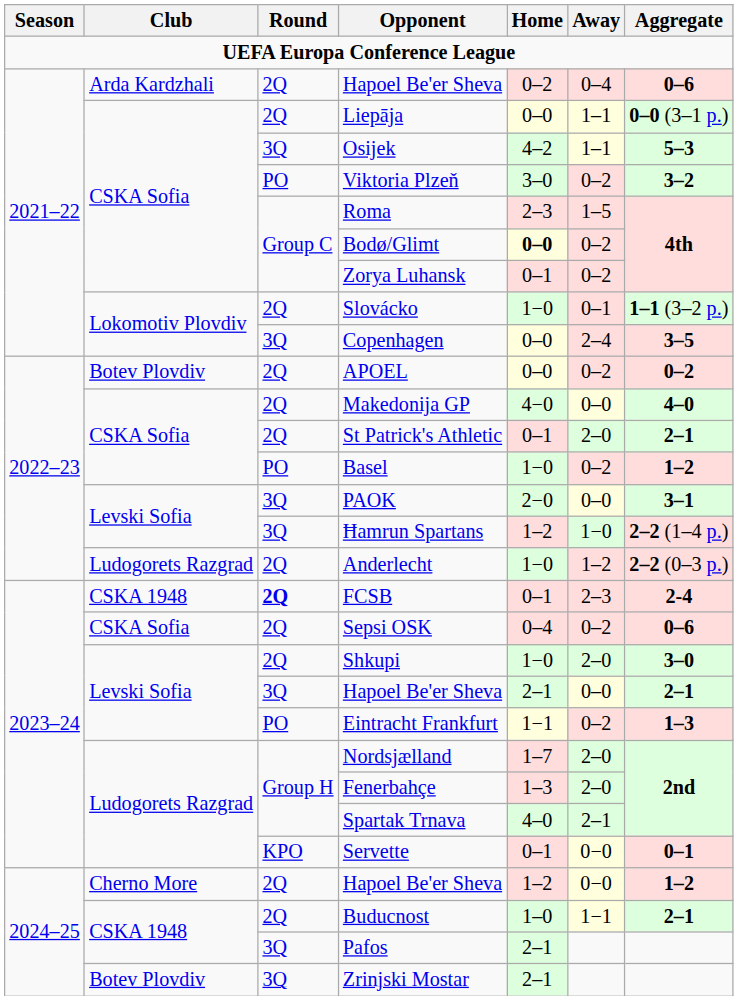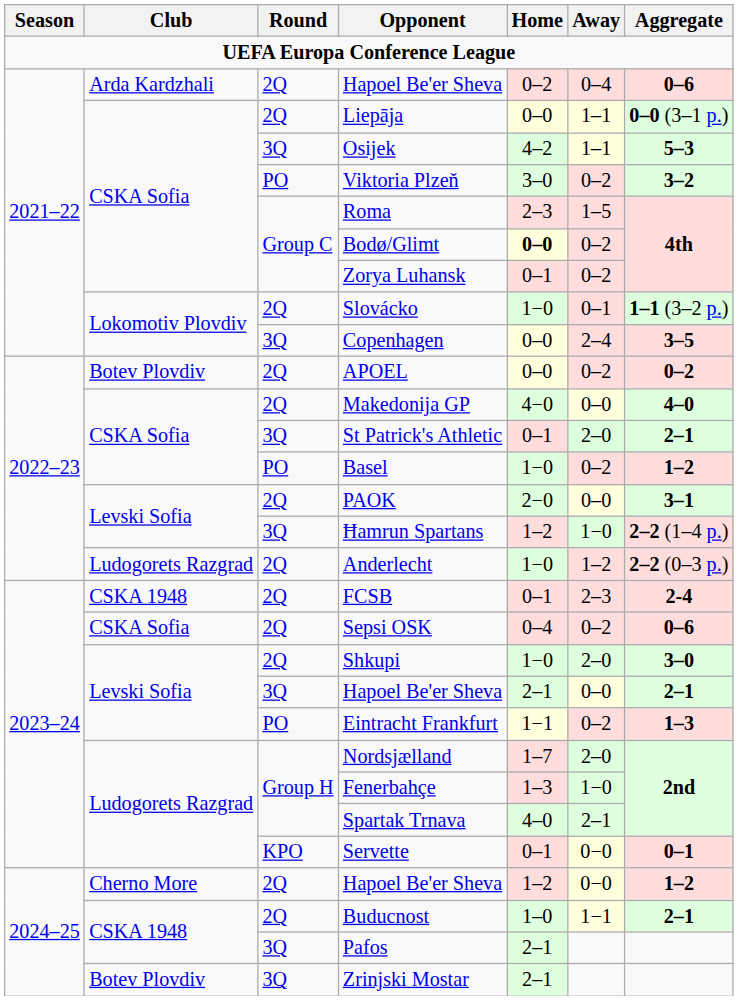(275, 436) 2Q -> (275, 436) 3Q
(275, 500) 3Q -> (275, 500) 2Q
(275, 595) bold -> (275, 595) normal
(596, 787) 2–0 -> (596, 787) 1−0
